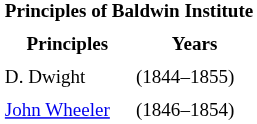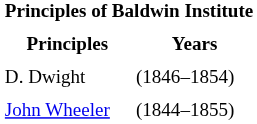(185, 77) (1844–1855) -> (185, 77) (1846–1854)
(185, 109) (1846–1854) -> (185, 109) (1844–1855)
